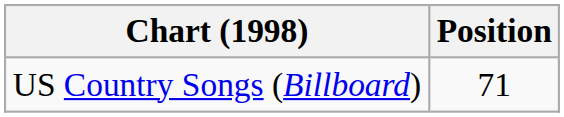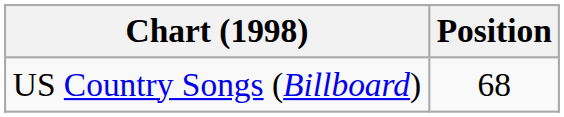(494, 84) 71 -> (494, 84) 68
